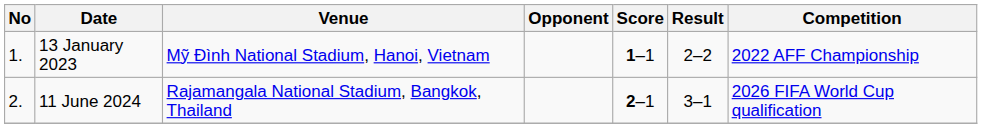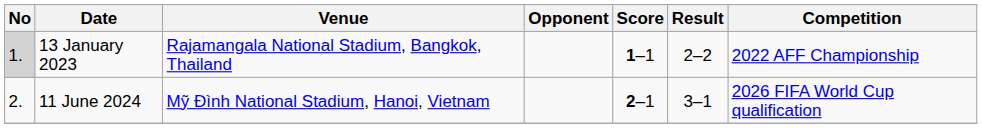(16, 55) no background -> (16, 55) lightgrey background
(328, 55) Mỹ Đình National Stadium, Hanoi, Vietnam -> (324, 55) Rajamangala National Stadium, Bangkok, Thailand
(324, 101) Rajamangala National Stadium, Bangkok, Thailand -> (328, 101) Mỹ Đình National Stadium, Hanoi, Vietnam
